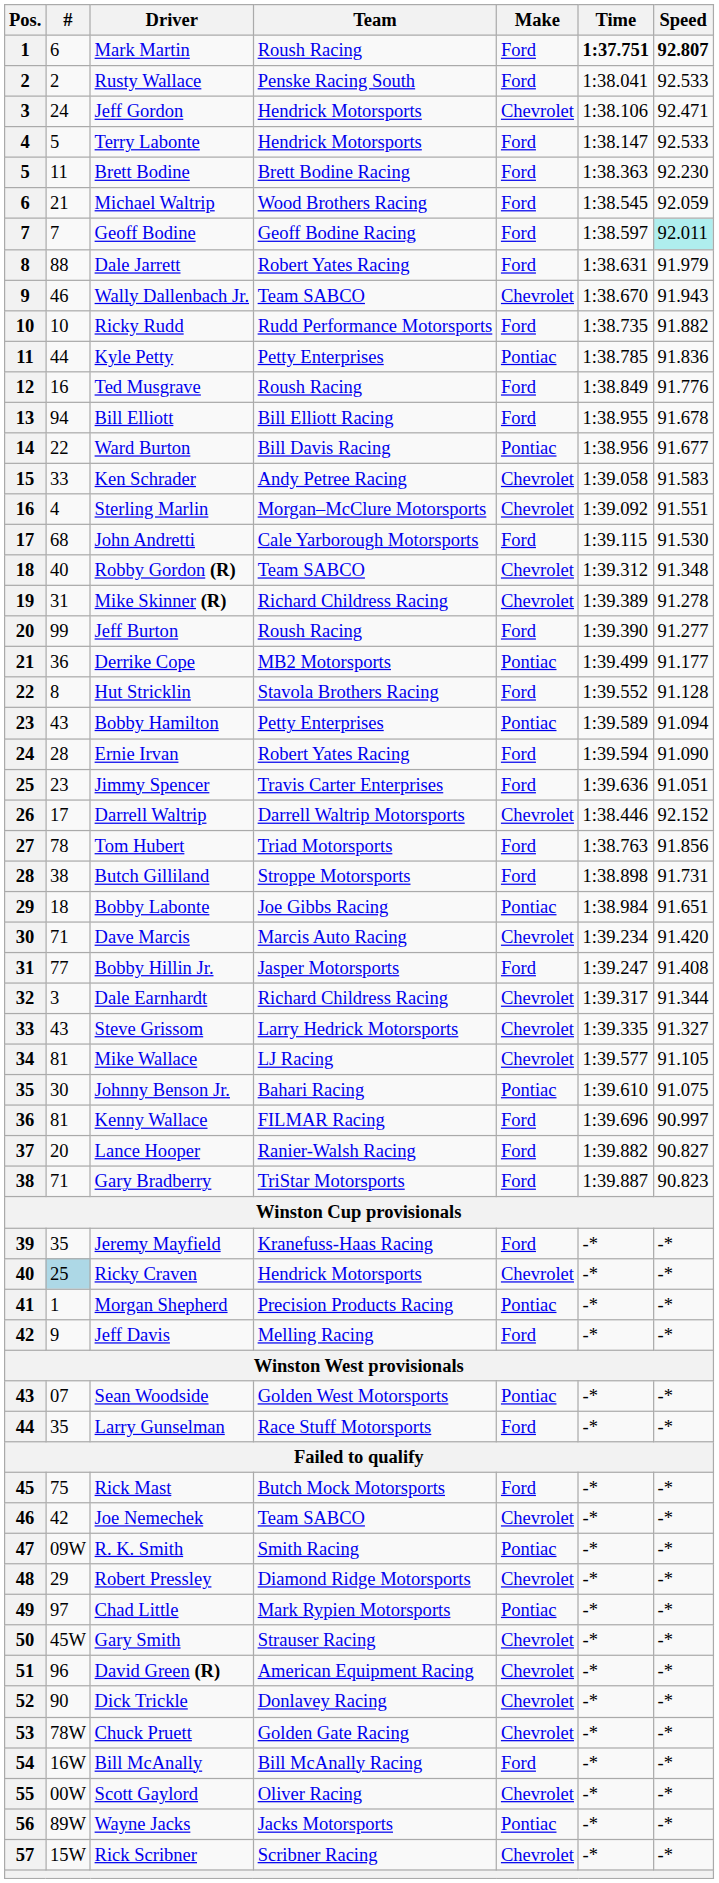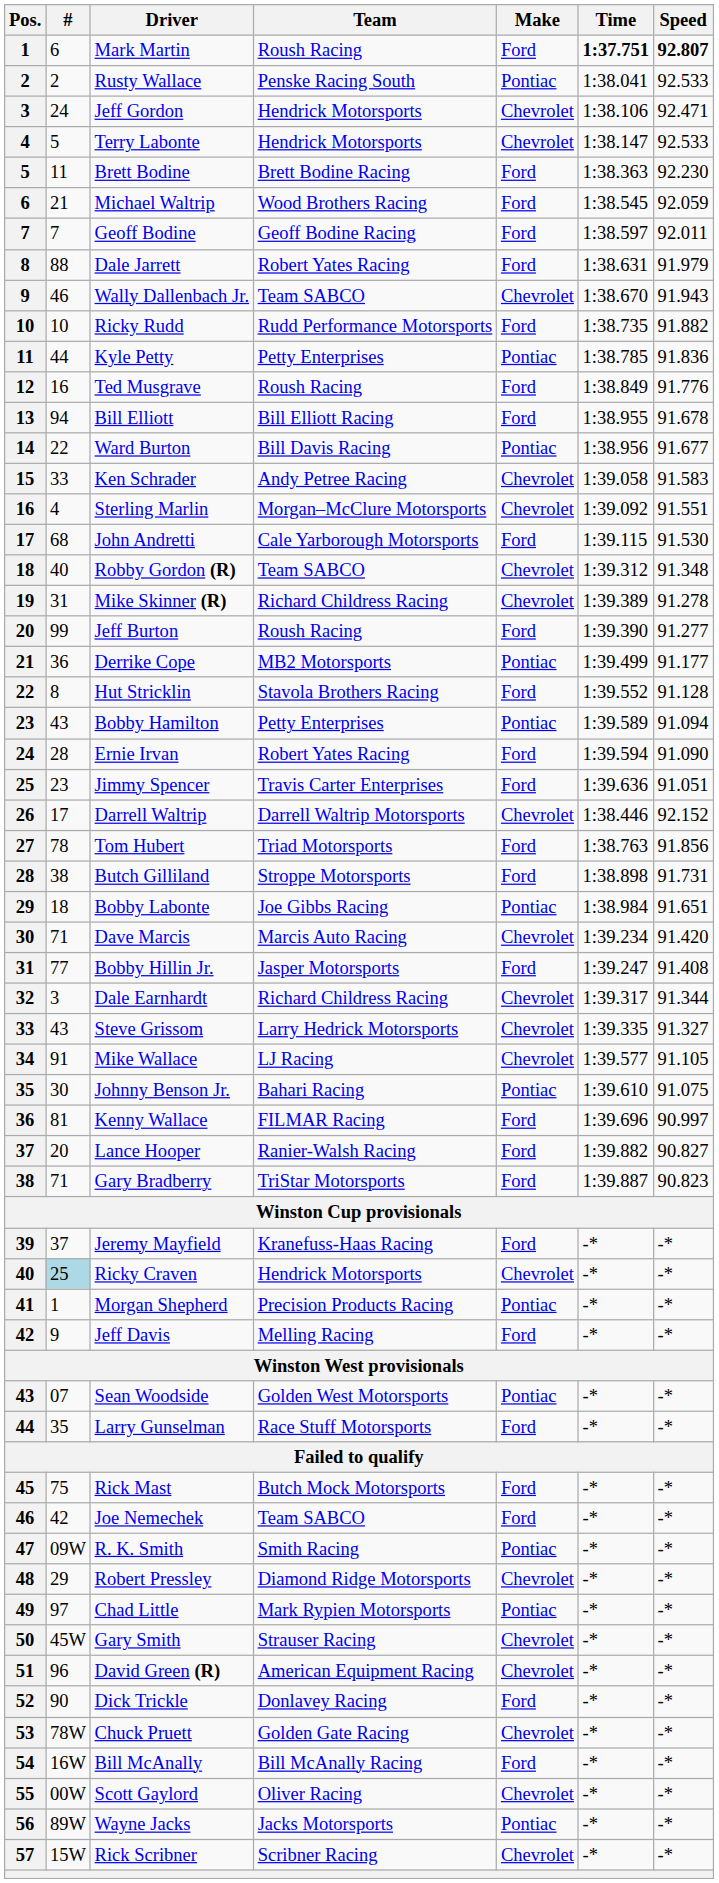(518, 81) Ford -> (529, 81) Pontiac
(518, 142) Ford -> (537, 142) Chevrolet
(683, 234) paleturquoise background -> (683, 234) no background
(59, 1059) 81 -> (59, 1059) 91
(59, 1243) 35 -> (59, 1243) 37
(537, 1518) Chevrolet -> (518, 1518) Ford
(537, 1701) Chevrolet -> (518, 1701) Ford
